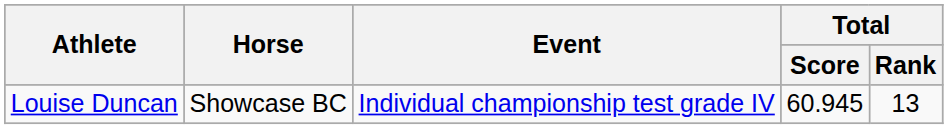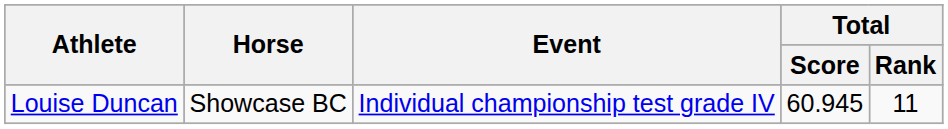(905, 104) 13 -> (905, 104) 11
